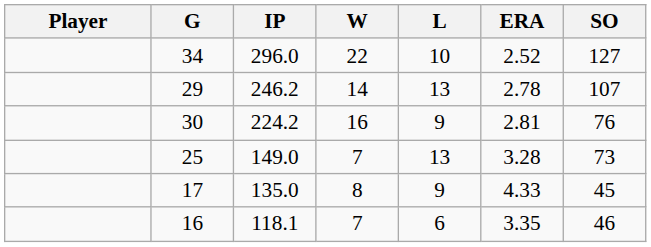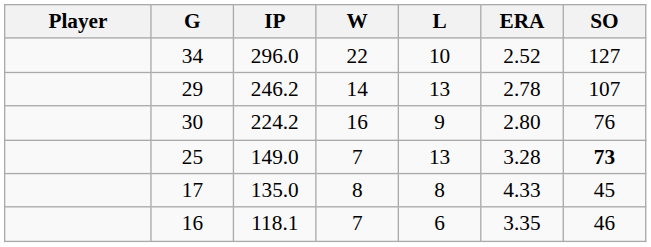(522, 122) 2.81 -> (522, 122) 2.80
(604, 156) normal -> (604, 156) bold
(440, 190) 9 -> (440, 190) 8
